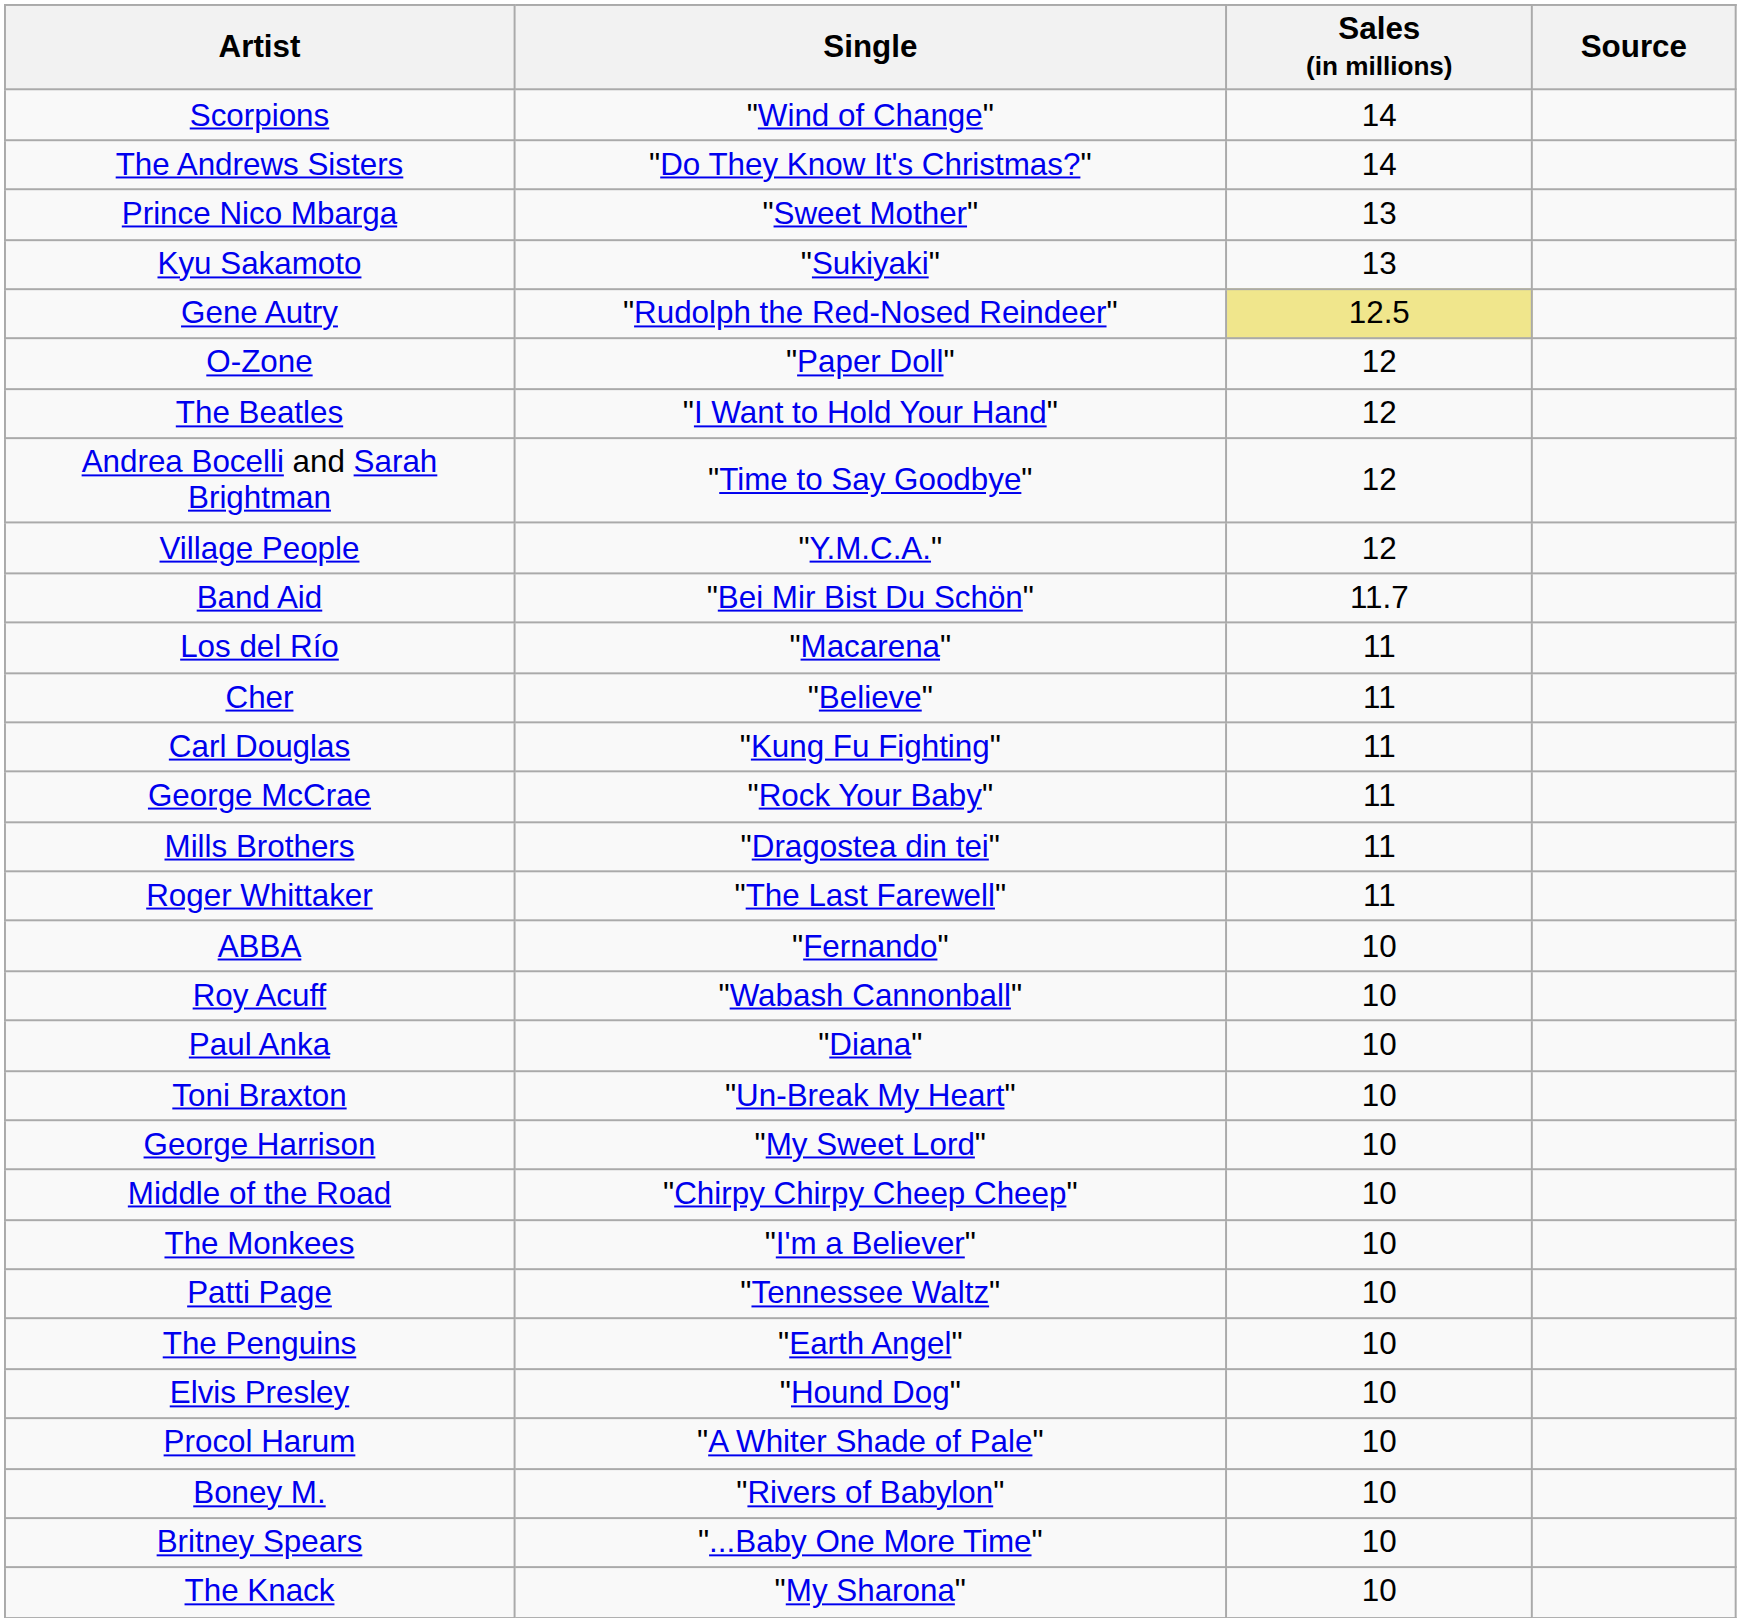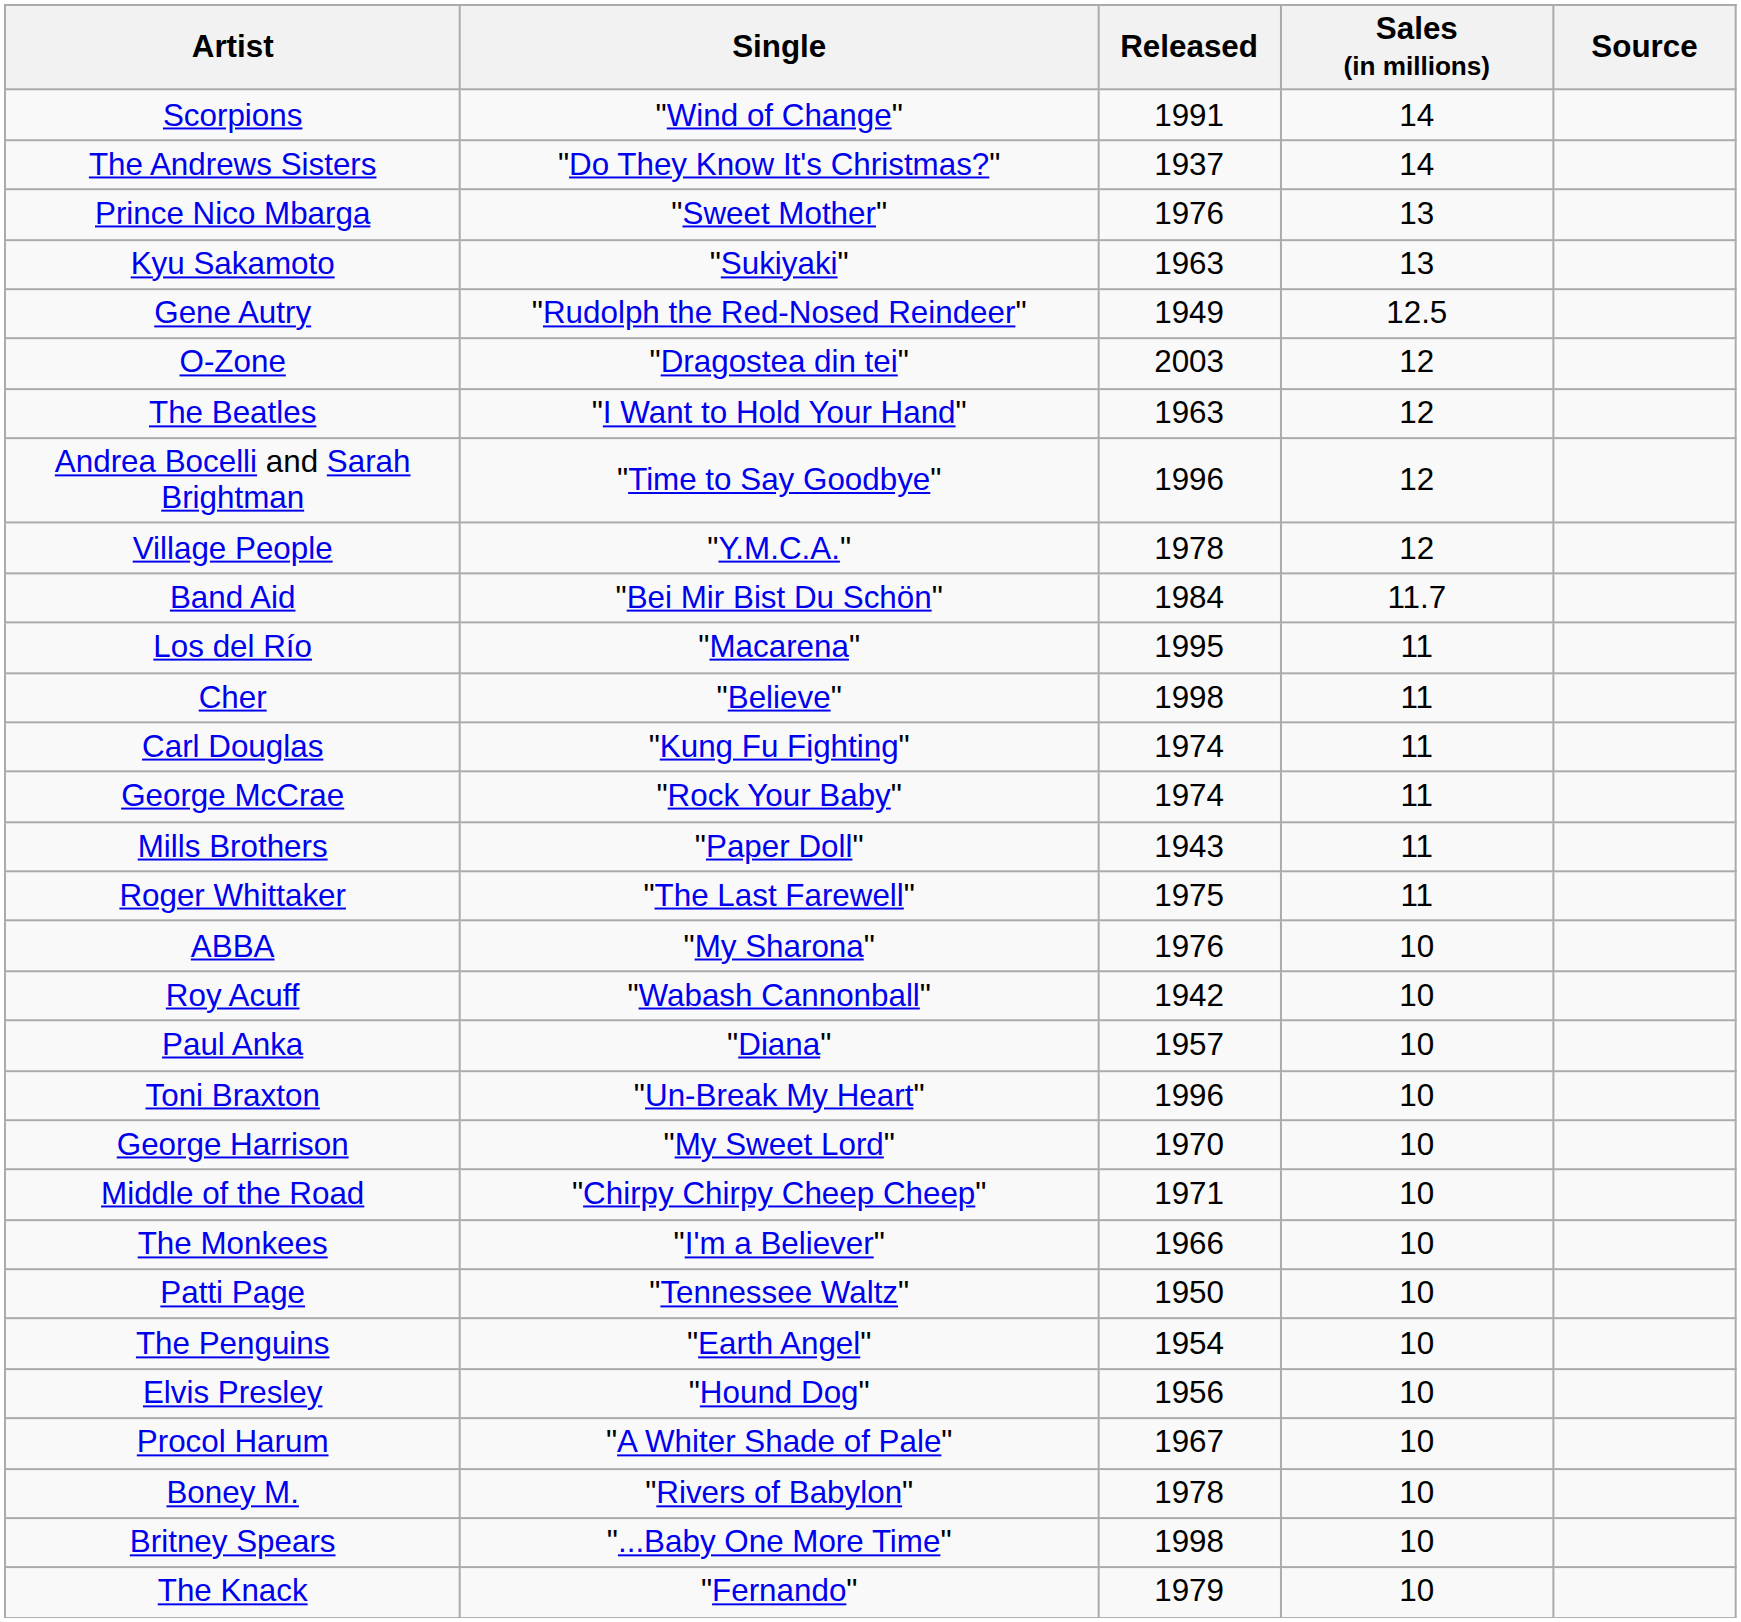+ column: (1189, 47)
(1379, 313) khaki background -> (1417, 313) no background
(870, 363) "Paper Doll" -> (779, 363) "Dragostea din tei"
(870, 845) "Dragostea din tei" -> (779, 845) "Paper Doll"
(870, 945) "Fernando" -> (779, 945) "My Sharona"
(870, 1591) "My Sharona" -> (779, 1591) "Fernando"
